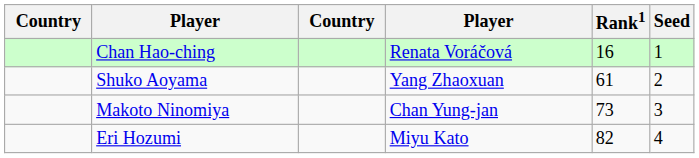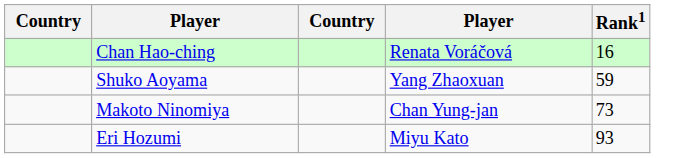- column: (672, 21)
(605, 81) 61 -> (605, 81) 59
(605, 138) 82 -> (605, 138) 93
